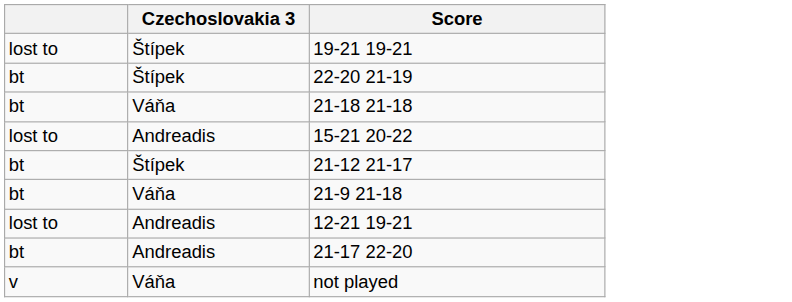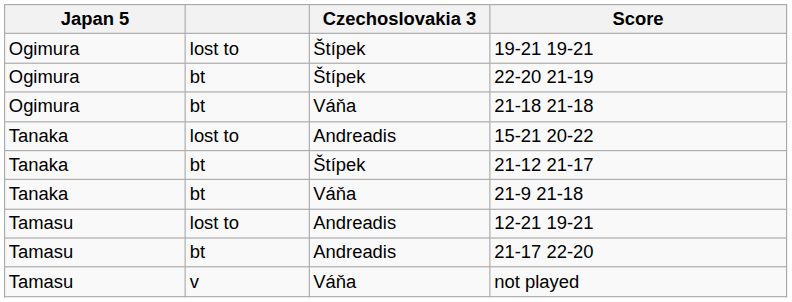+ column: (95, 19)
